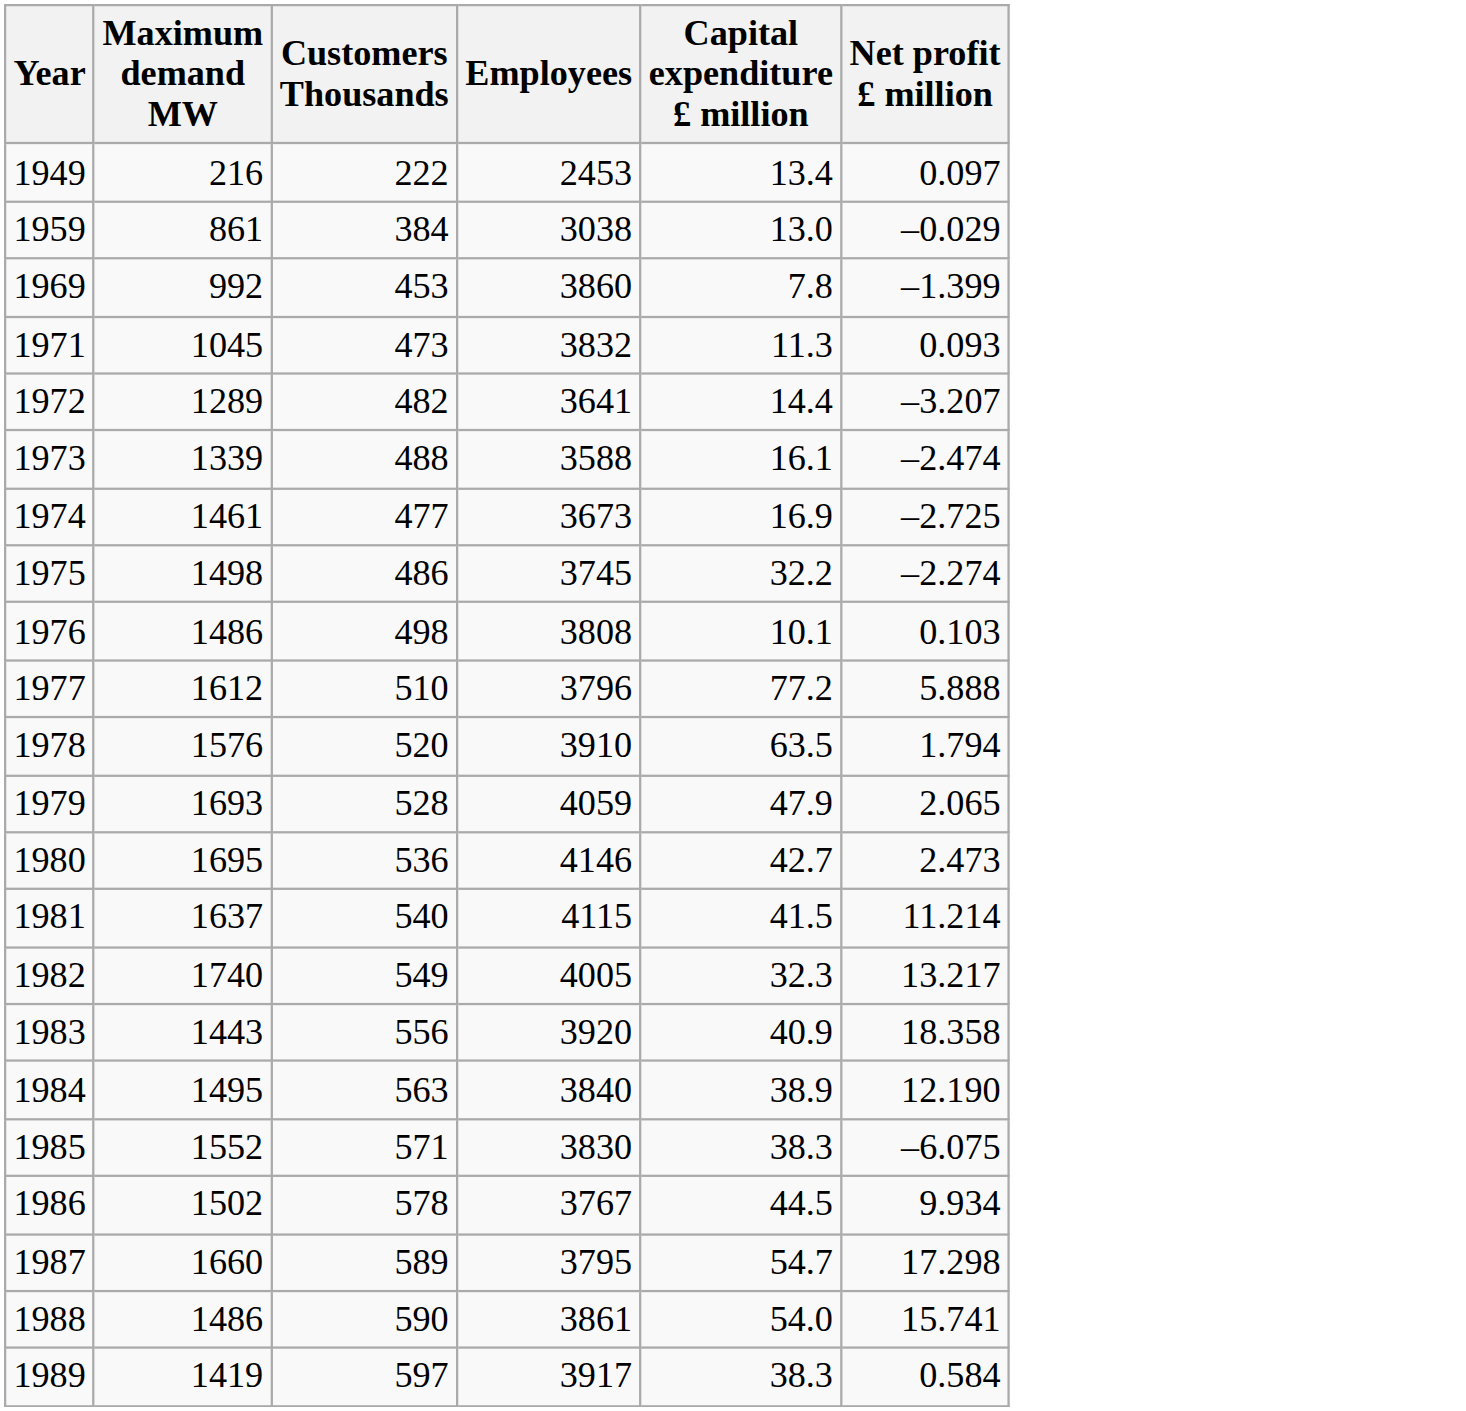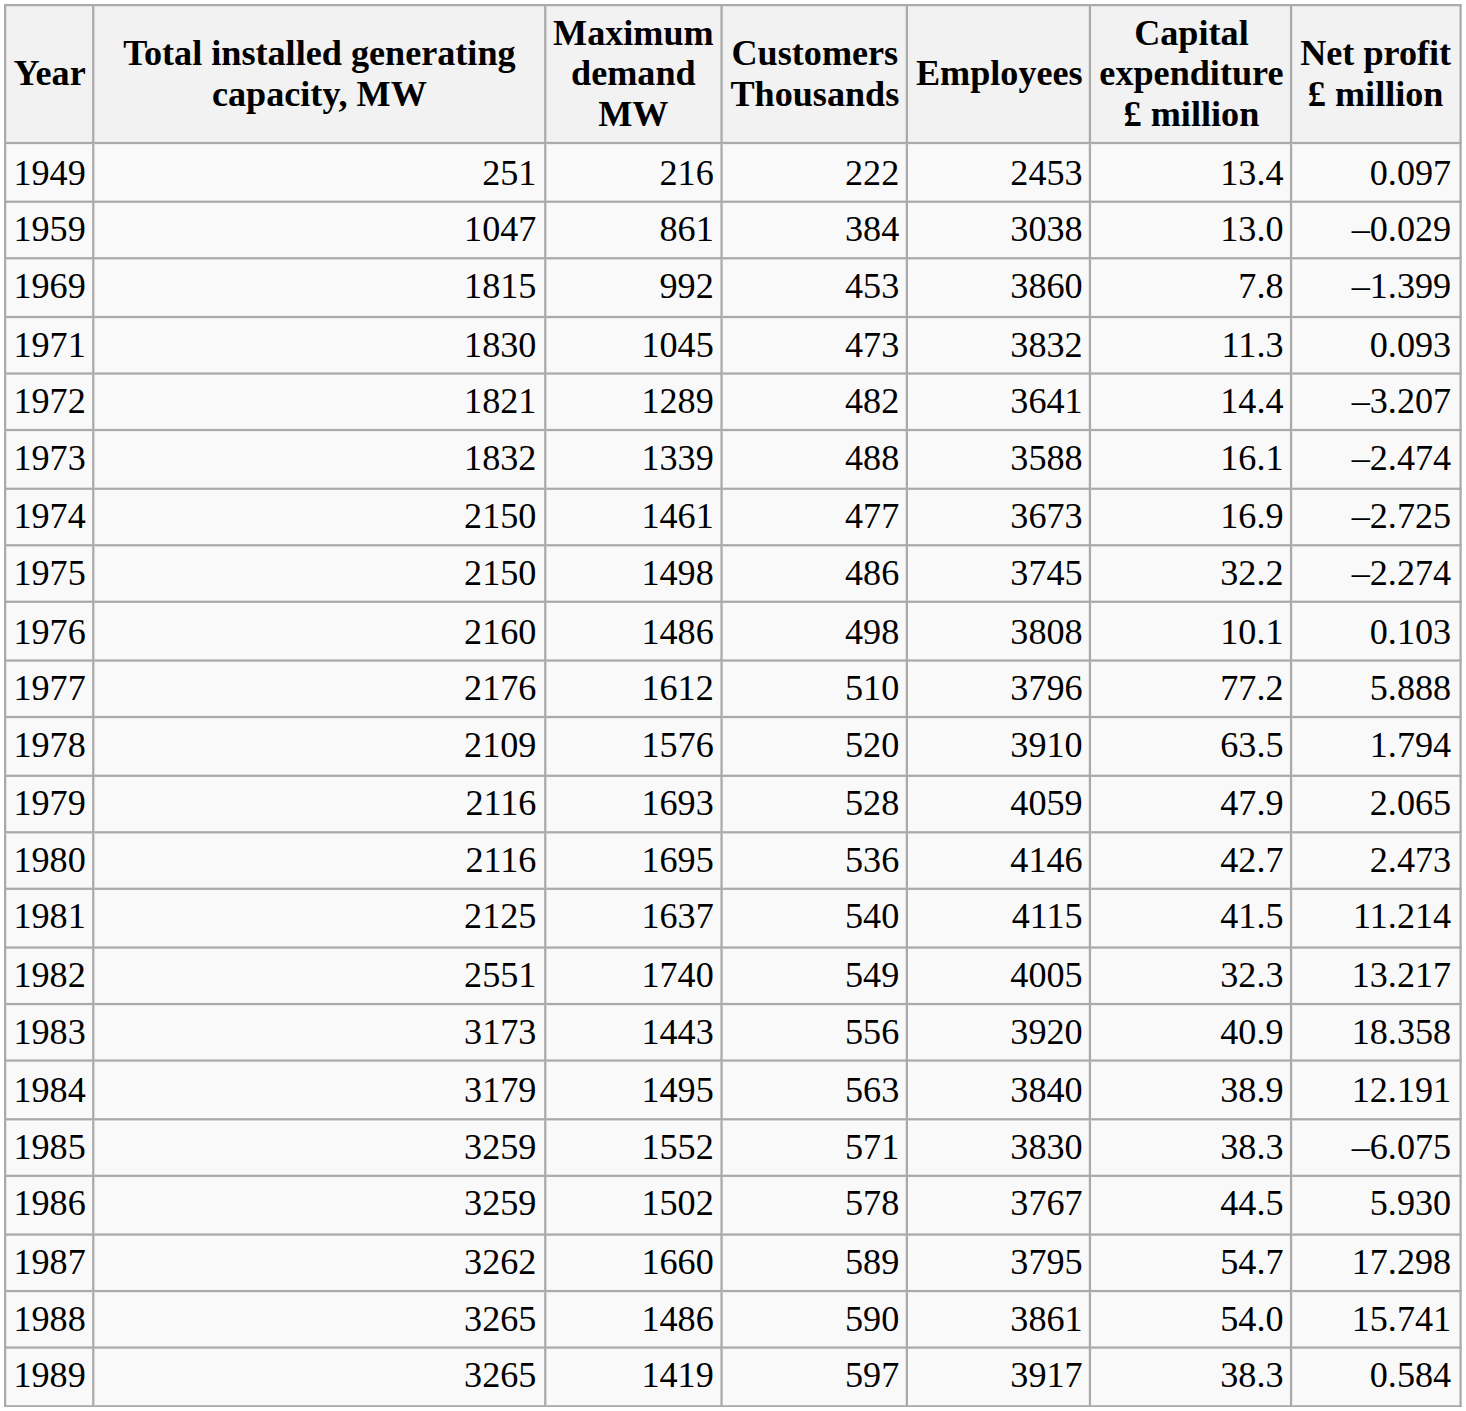+ column: (319, 73)
(951, 1089) 12.190 -> (1401, 1089) 12.191
(960, 1204) 9.934 -> (1410, 1204) 5.930
